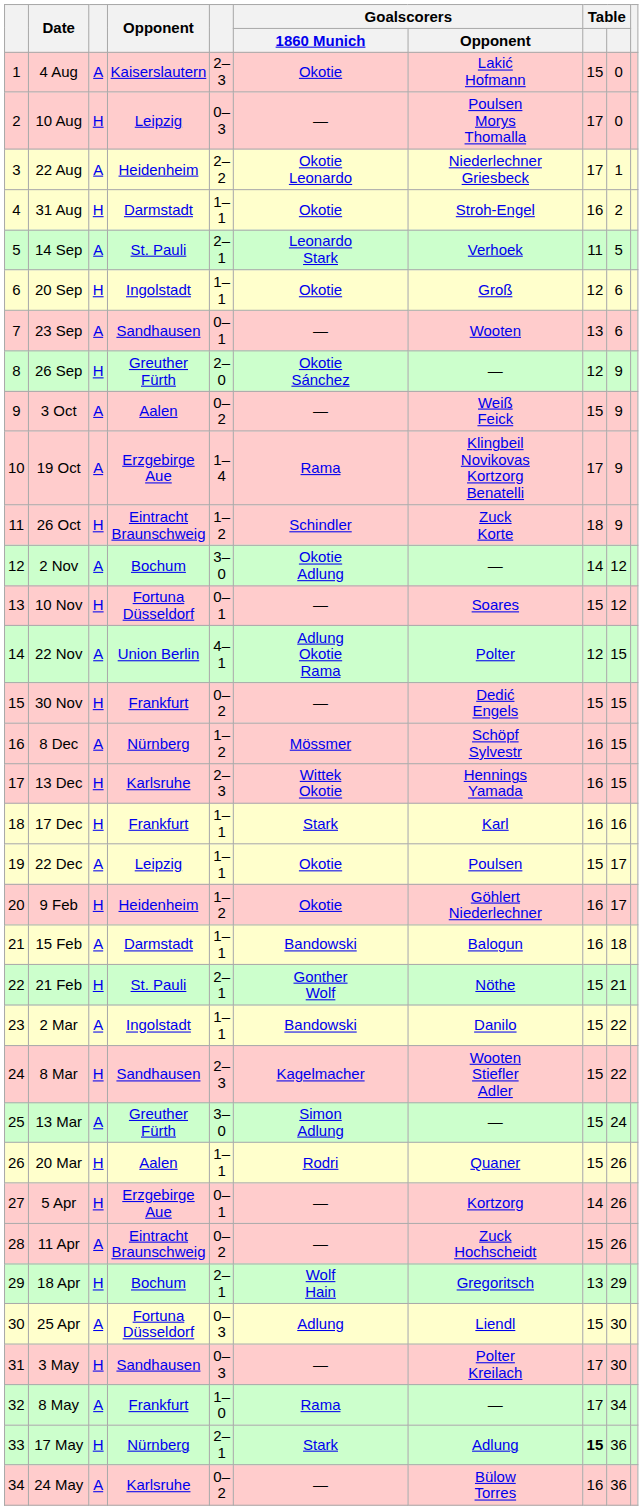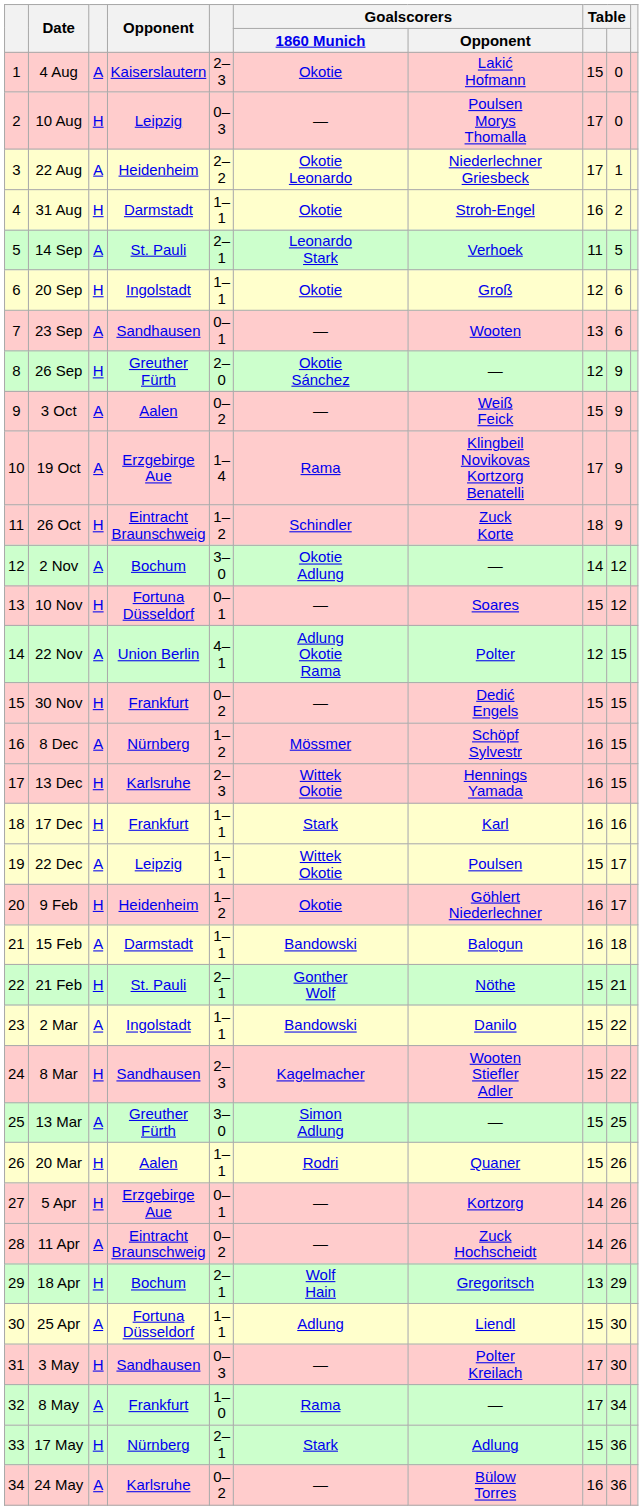(321, 864) Okotie -> (321, 864) Wittek Okotie
(619, 1123) 24 -> (619, 1123) 25
(595, 1244) 15 -> (595, 1244) 14
(222, 1324) 0–3 -> (222, 1324) 1–1
(595, 1445) bold -> (595, 1445) normal
